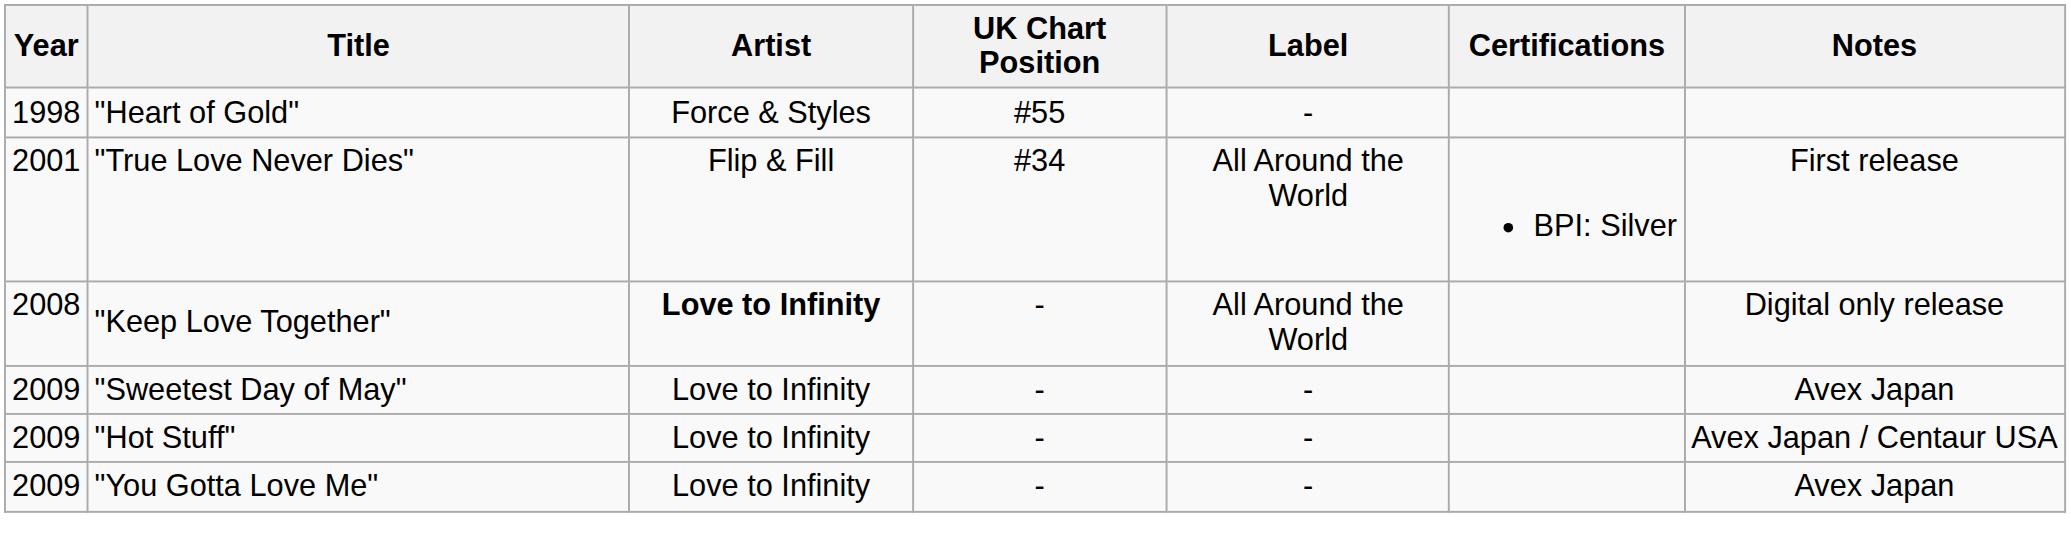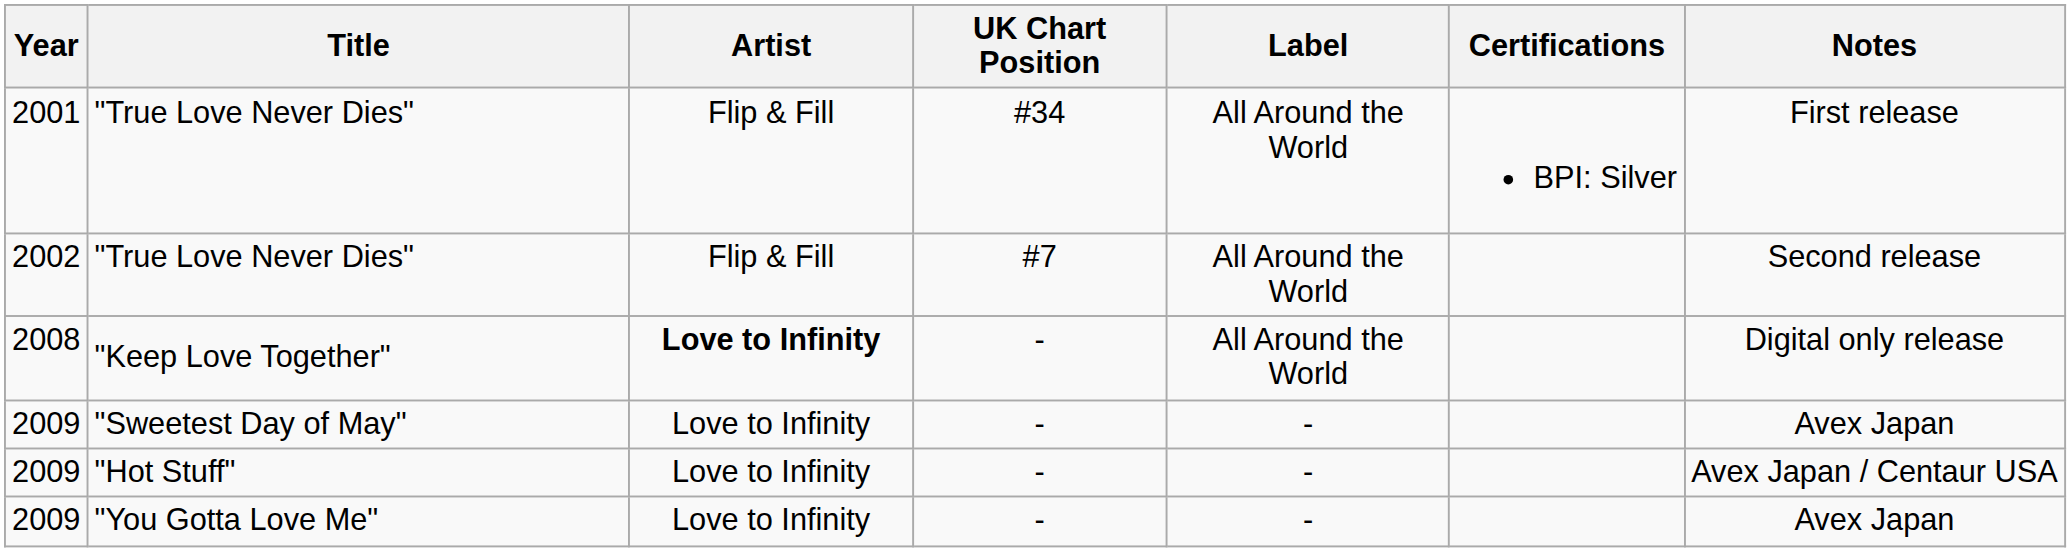- row: (46, 112)
+ row: (46, 256)
